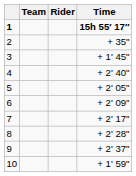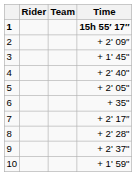columns swapped: (63, 12) <-> (34, 12)
(118, 42) + 35" -> (113, 42) + 2' 09″
(113, 103) + 2' 09″ -> (118, 103) + 35"
